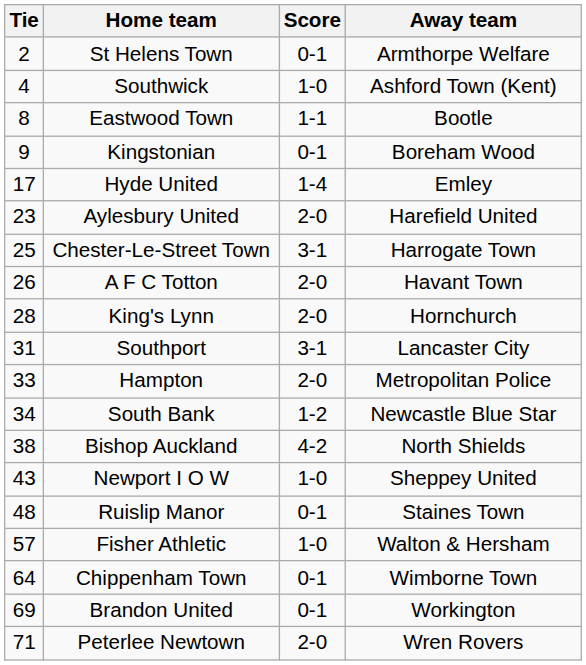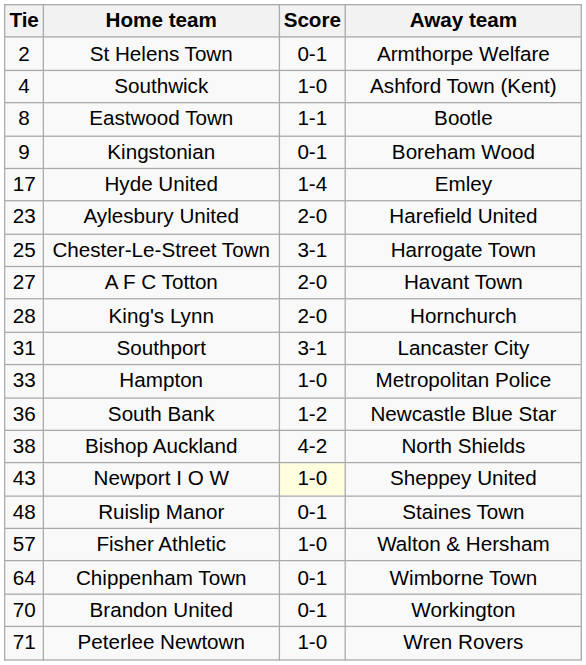(24, 282) 26 -> (24, 282) 27
(312, 380) 2-0 -> (312, 380) 1-0
(24, 413) 34 -> (24, 413) 36
(312, 479) no background -> (312, 479) lightyellow background
(24, 610) 69 -> (24, 610) 70
(312, 642) 2-0 -> (312, 642) 1-0
